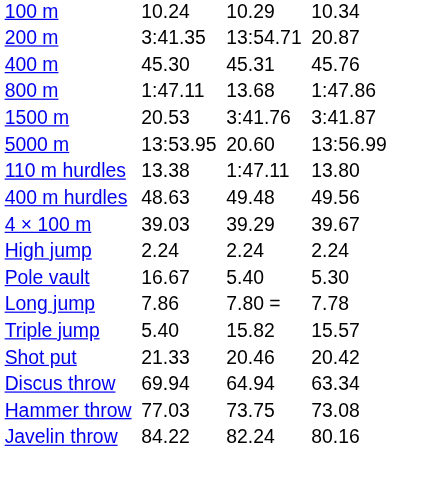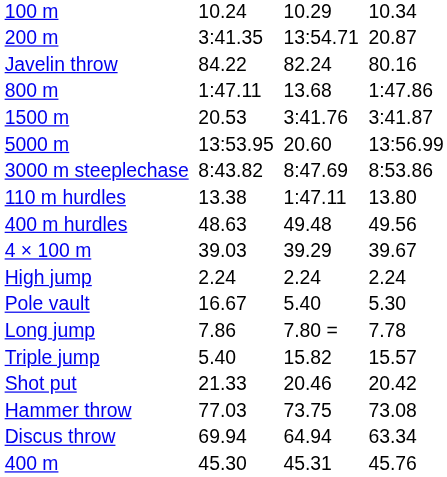rows swapped: (32, 64) <-> (61, 437)
+ row: (97, 171)
rows swapped: (60, 384) <-> (68, 410)
